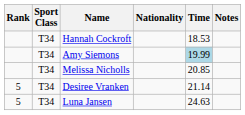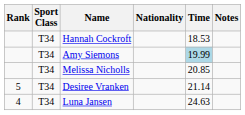(18, 102) 5 -> (18, 102) 4
